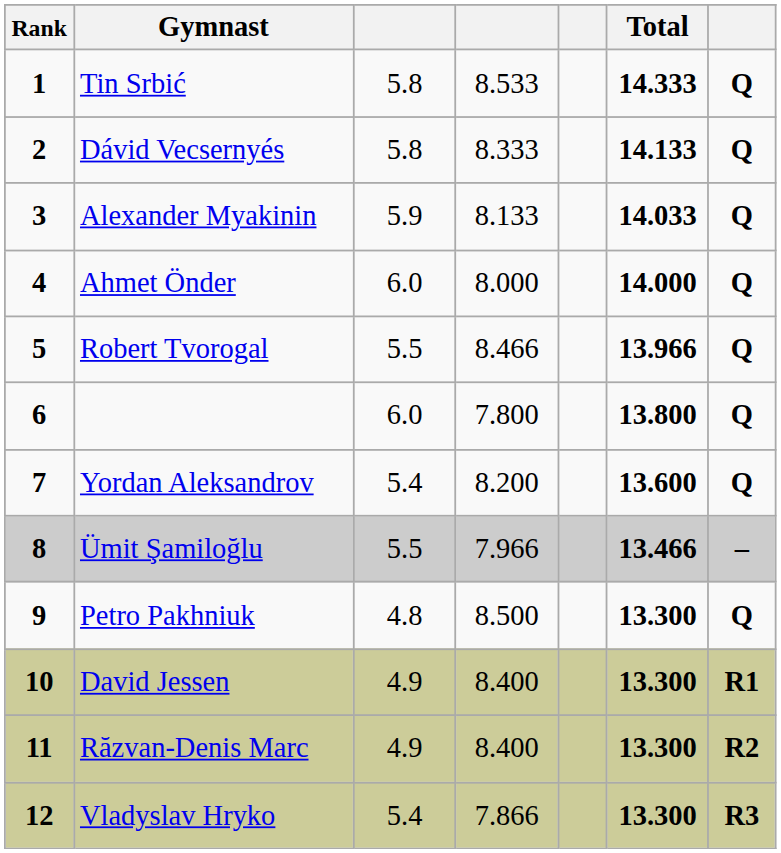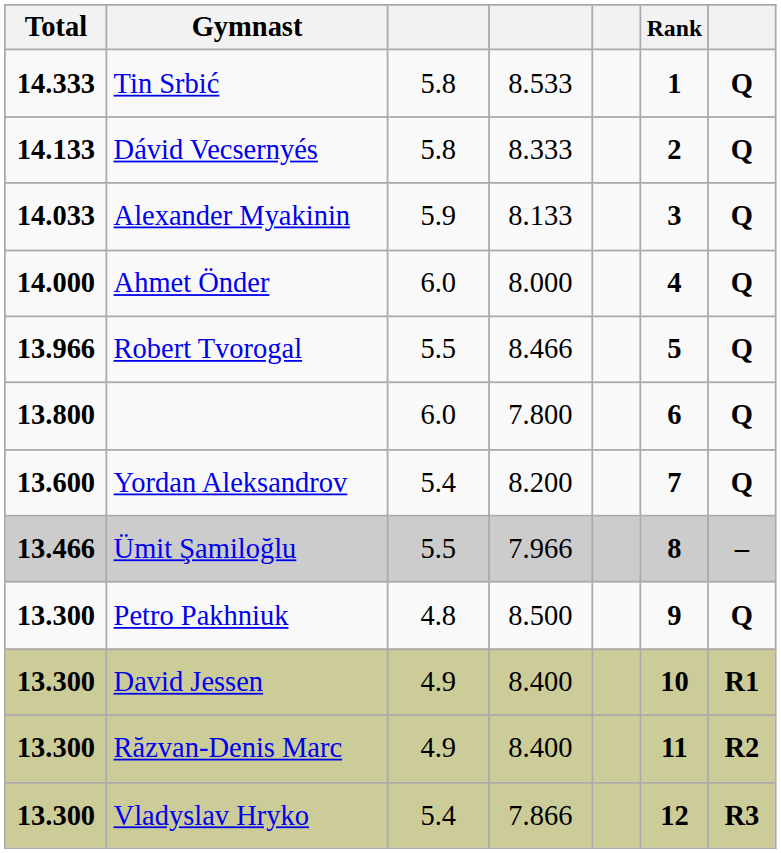columns swapped: (39, 28) <-> (658, 27)
